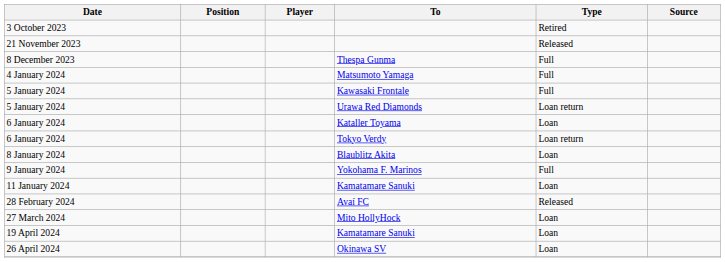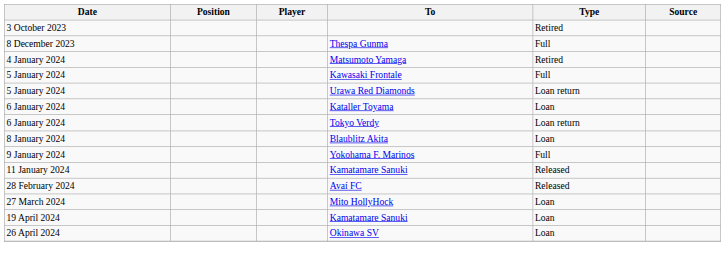- row: (43, 44)
(546, 75) Full -> (549, 59) Retired
(548, 186) Loan -> (552, 170) Released
